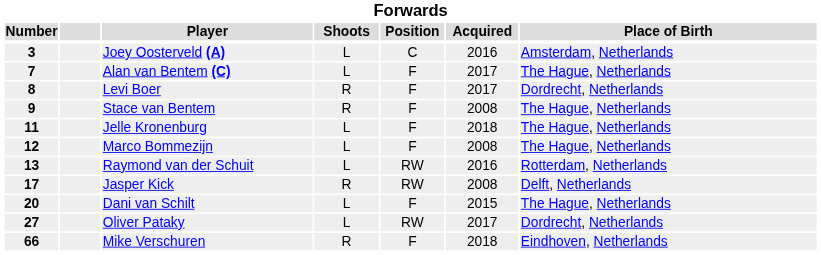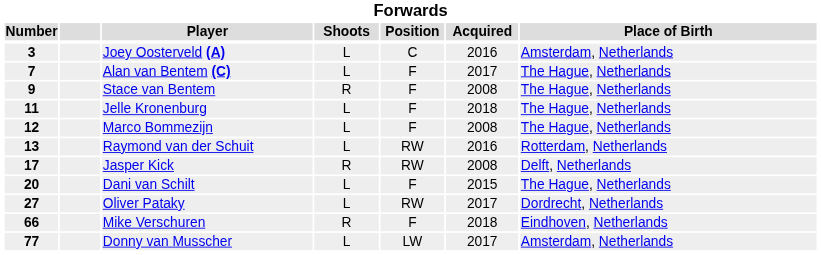- row: (132, 90)
+ row: (167, 241)
